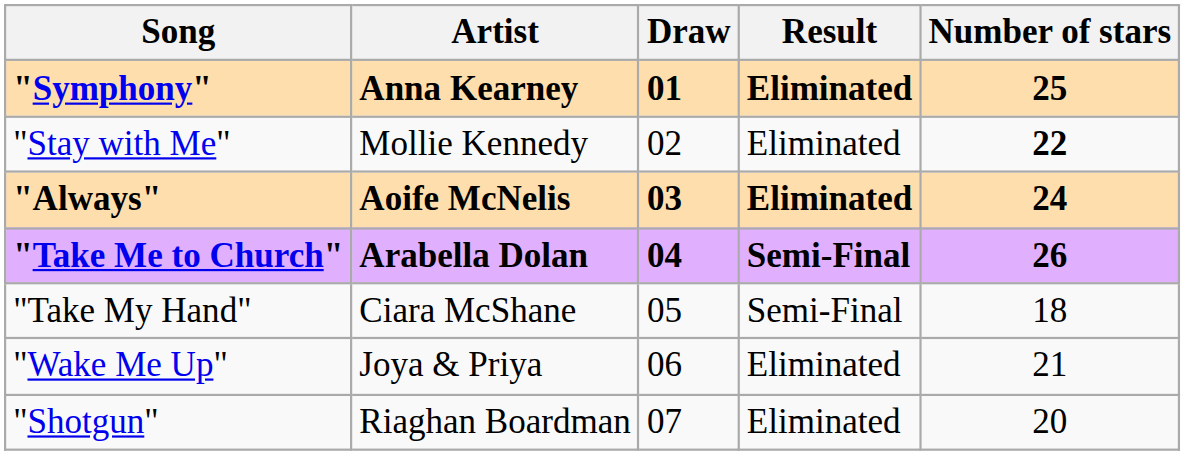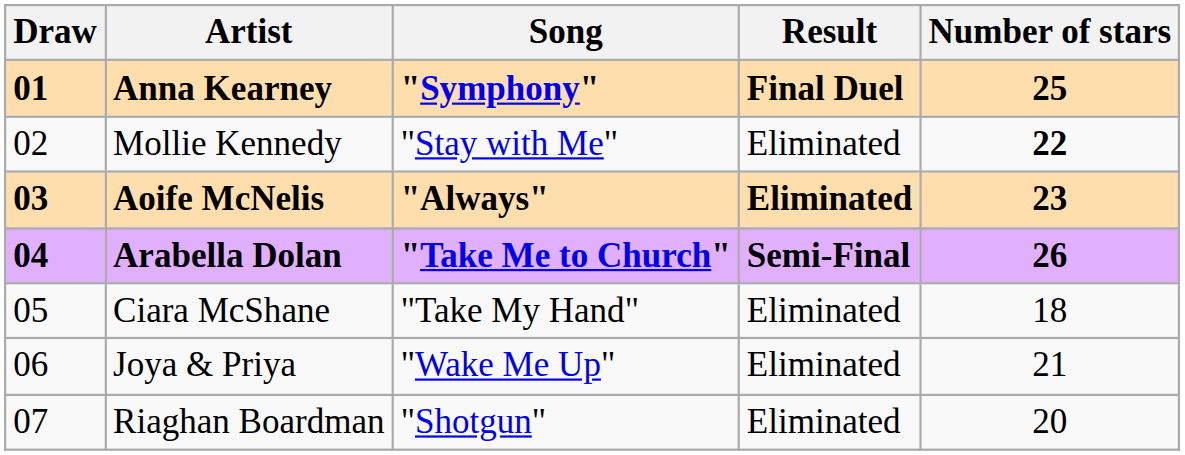columns swapped: (689, 32) <-> (178, 32)
(830, 87) Eliminated -> (825, 87) Final Duel
(1050, 198) 24 -> (1050, 198) 23
(825, 310) Semi-Final -> (824, 310) Eliminated
